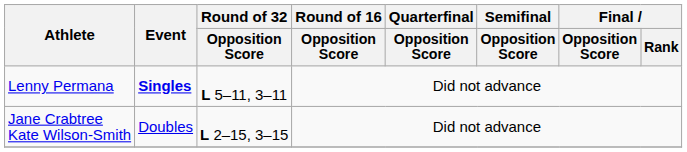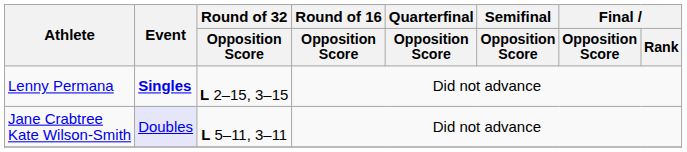(244, 95) L 5–11, 3–11 -> (244, 95) L 2–15, 3–15
(166, 127) no background -> (166, 127) lavender background
(244, 135) L 2–15, 3–15 -> (244, 135) L 5–11, 3–11
